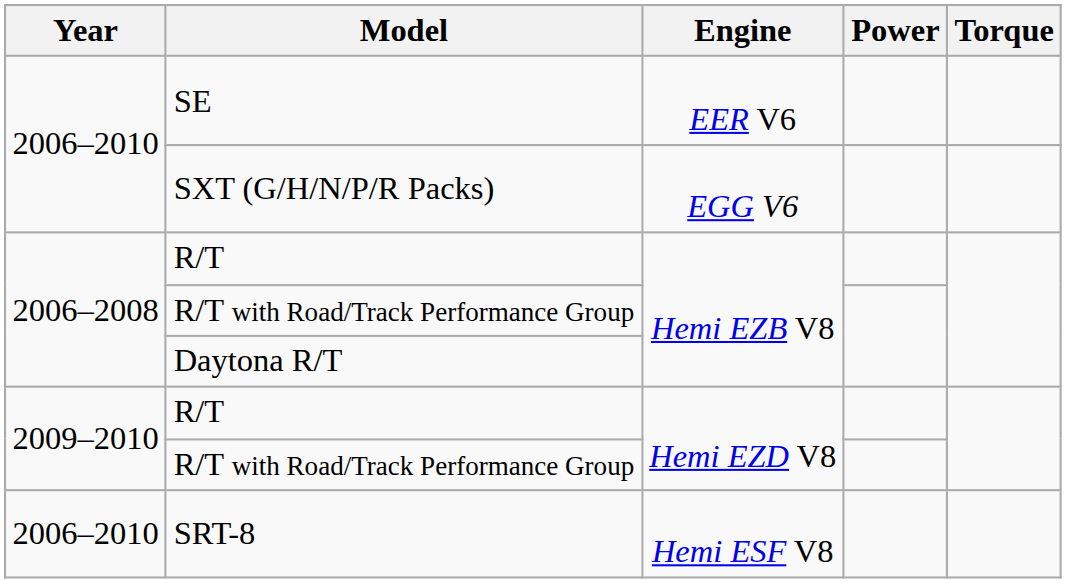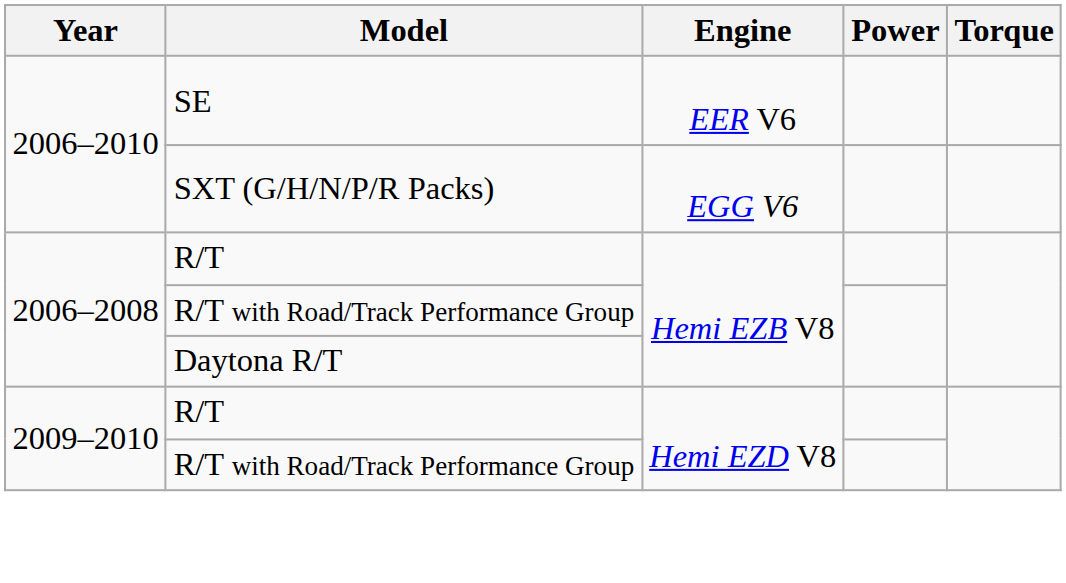- row: (214, 533)
